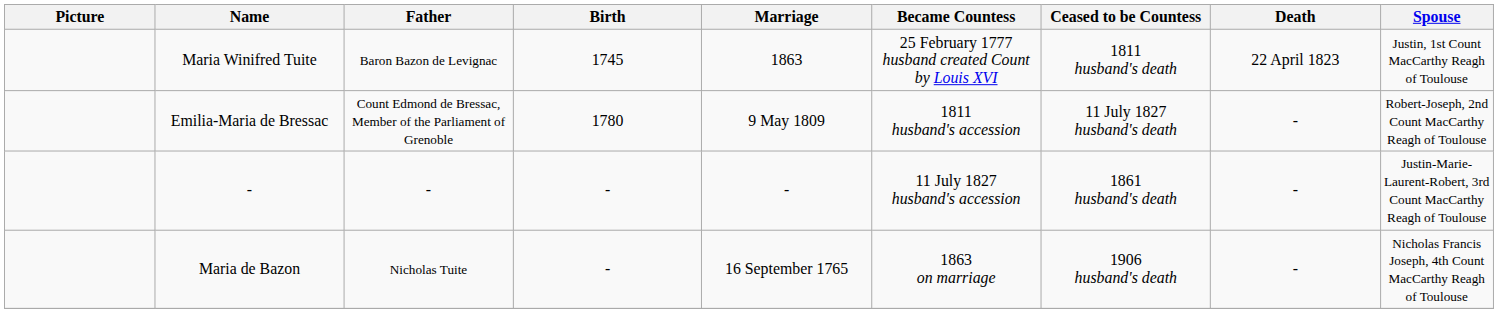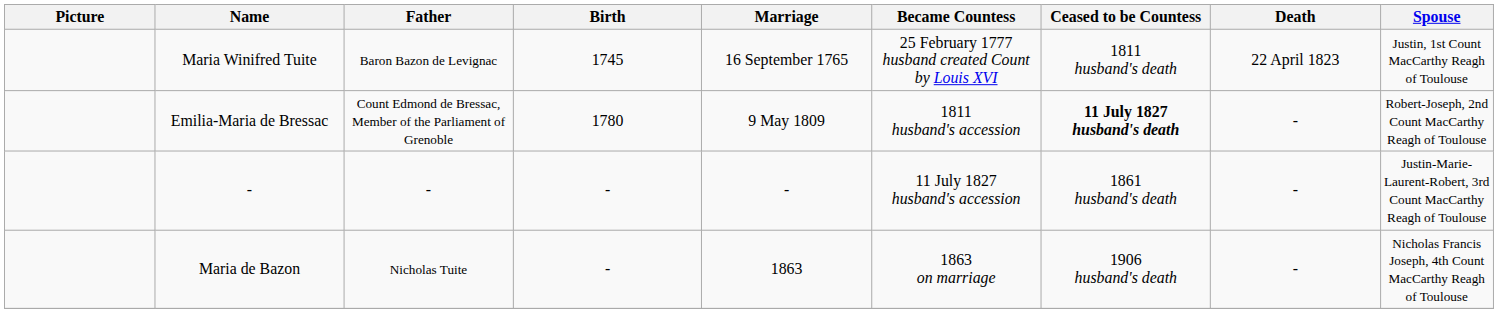(787, 60) 1863 -> (787, 60) 16 September 1765
(1126, 120) normal -> (1126, 120) bold
(787, 269) 16 September 1765 -> (787, 269) 1863
